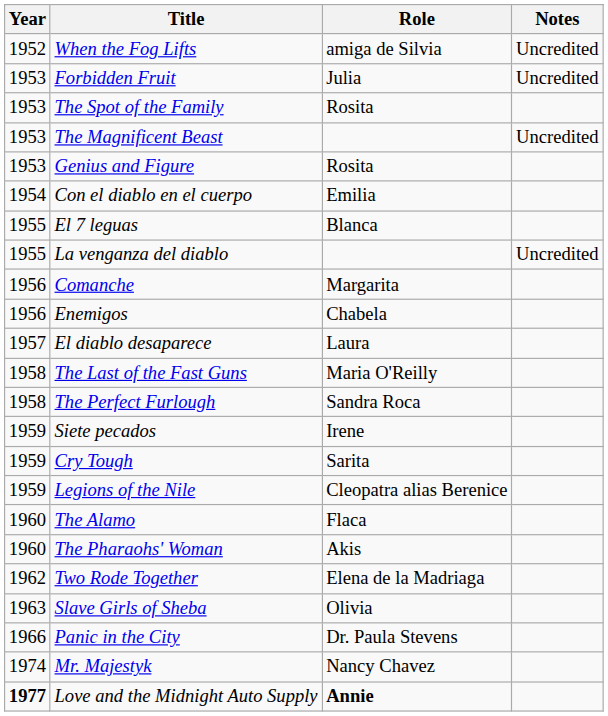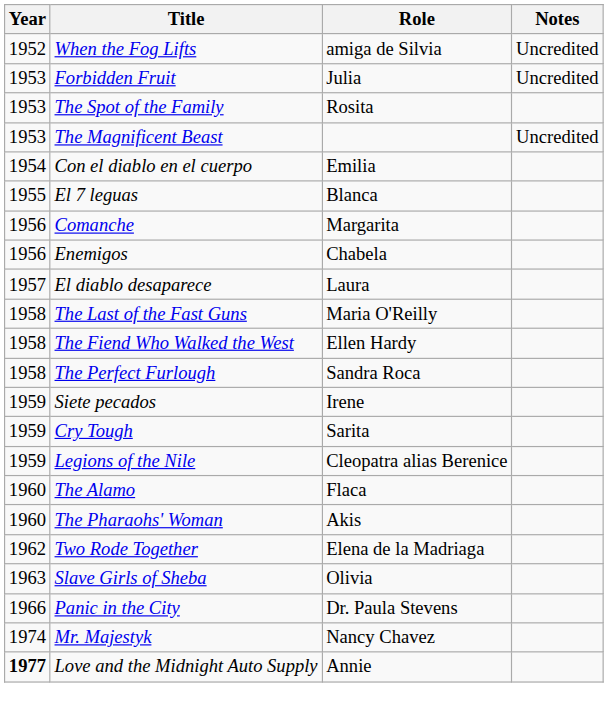- row: (124, 166)
- row: (141, 254)
+ row: (174, 343)
(350, 696) bold -> (349, 666) normal
